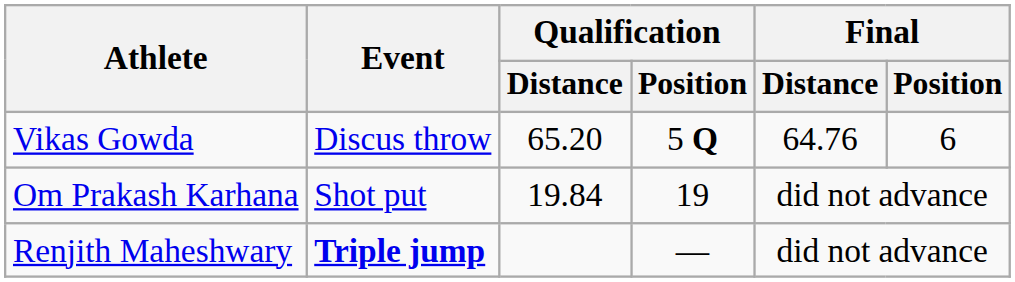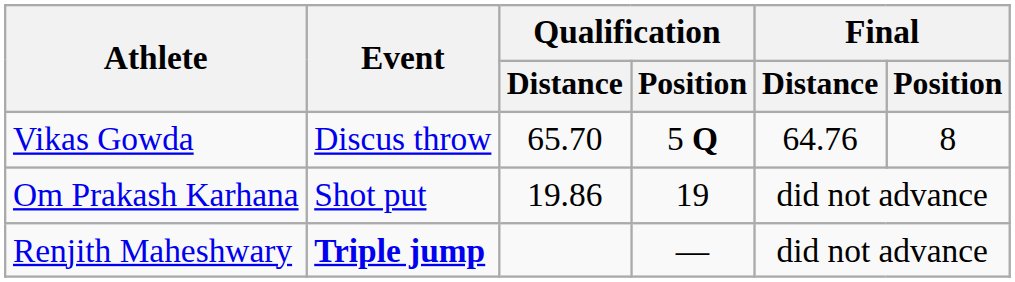(565, 139) 65.20 -> (565, 139) 65.70
(948, 139) 6 -> (948, 139) 8
(565, 194) 19.84 -> (565, 194) 19.86
